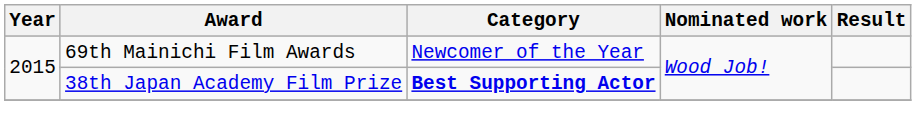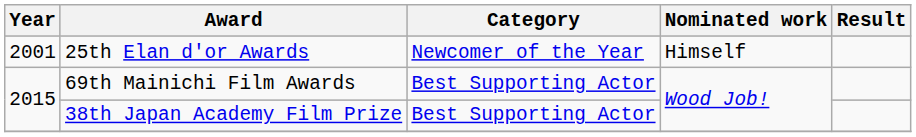+ row: (187, 52)
(528, 52) Newcomer of the Year -> (533, 84) Best Supporting Actor
(533, 84) bold -> (533, 115) normal
